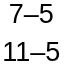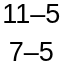rows swapped: (31, 14) <-> (31, 51)
